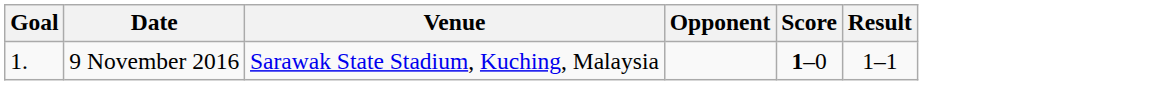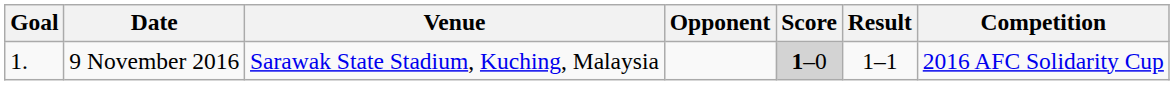+ column: (1043, 23)
(809, 60) no background -> (809, 60) lightgrey background
